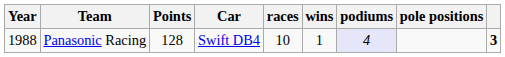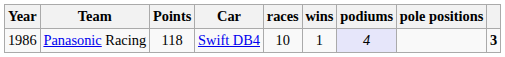(22, 40) 1988 -> (22, 40) 1986
(172, 40) 128 -> (172, 40) 118
